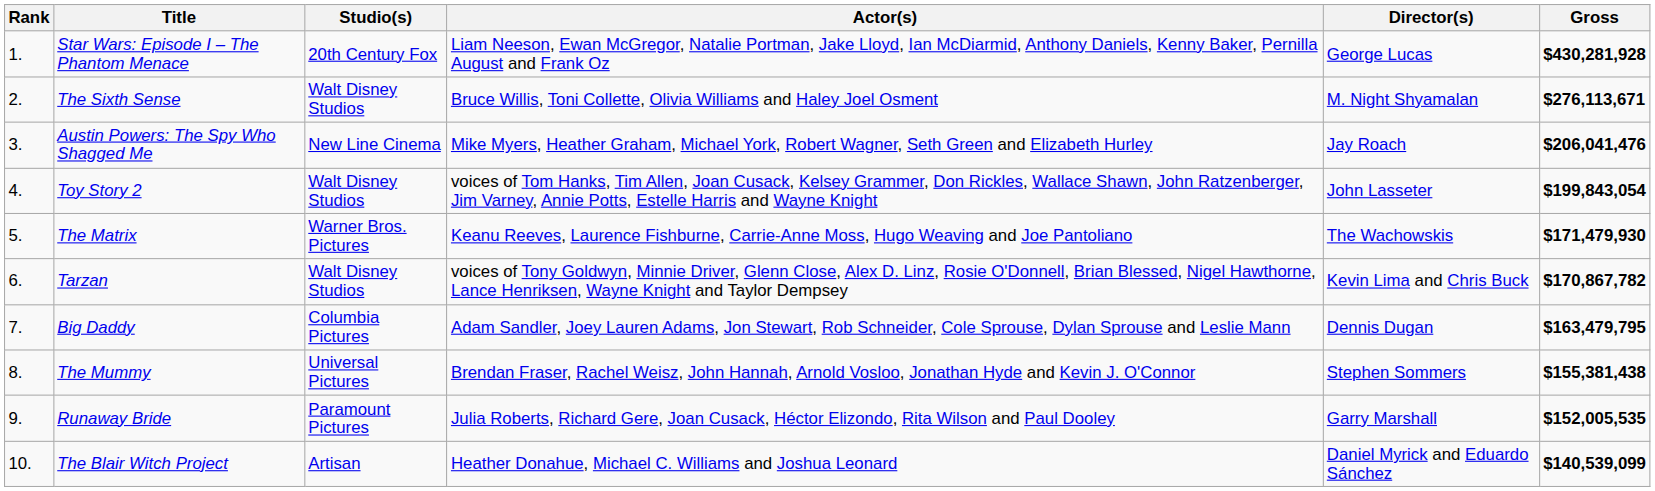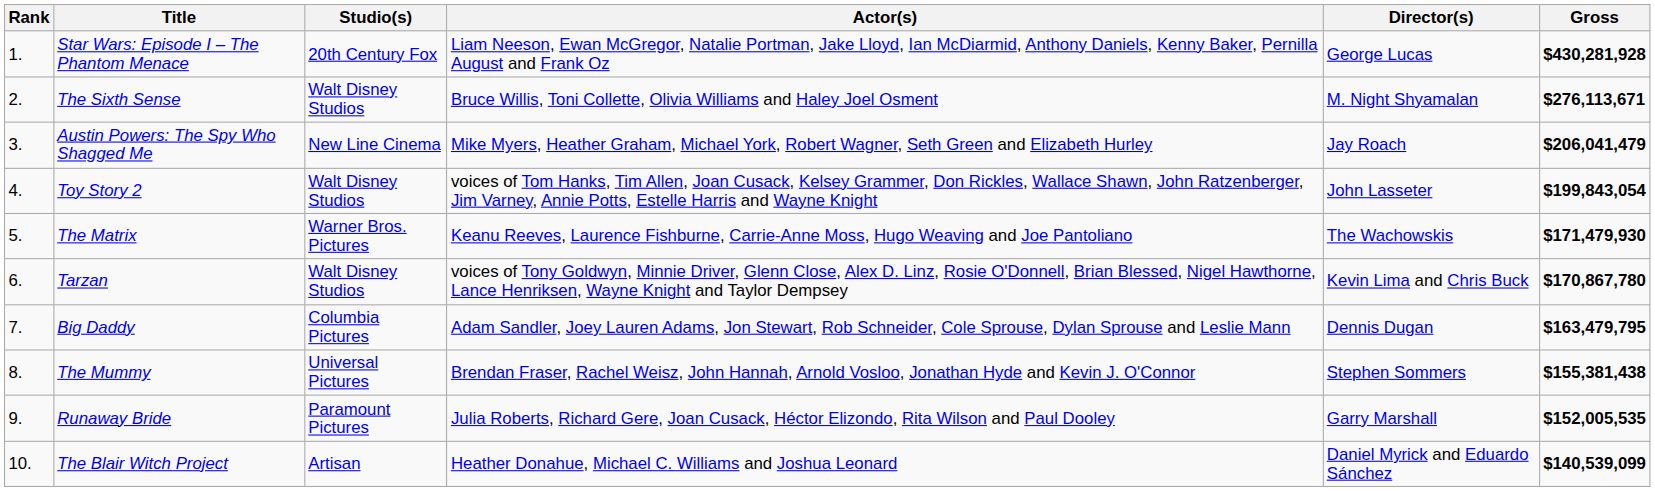(1595, 145) $206,041,476 -> (1595, 145) $206,041,479
(1595, 281) $170,867,782 -> (1595, 281) $170,867,780
